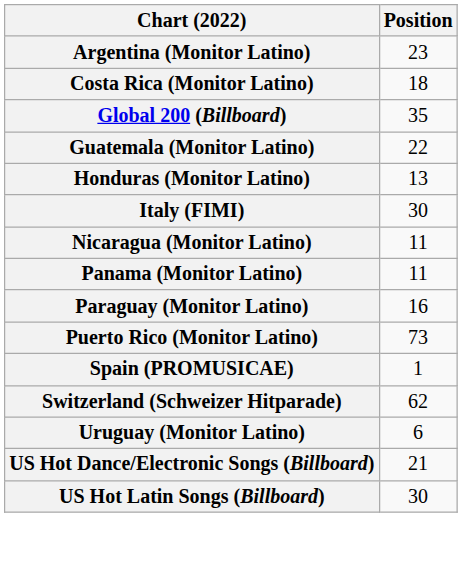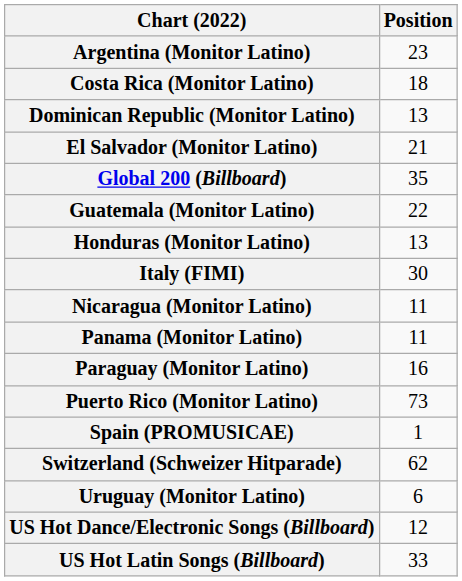+ row: (192, 115)
+ row: (192, 147)
(418, 464) 21 -> (418, 527) 12
(418, 496) 30 -> (418, 559) 33
